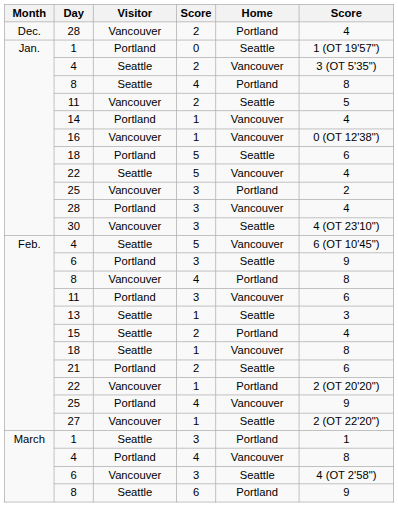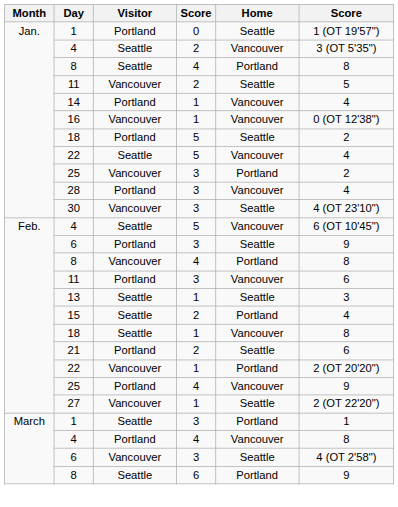- row: (29, 31)
(346, 155) 6 -> (346, 137) 2
